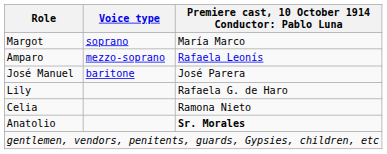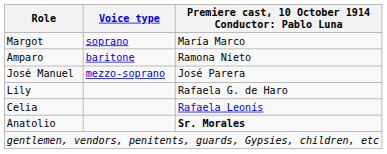(125, 57) mezzo-soprano -> (110, 57) baritone
(221, 57) Rafaela Leonís -> (215, 57) Ramona Nieto
(110, 74) baritone -> (125, 74) mezzo-soprano
(215, 107) Ramona Nieto -> (221, 107) Rafaela Leonís
